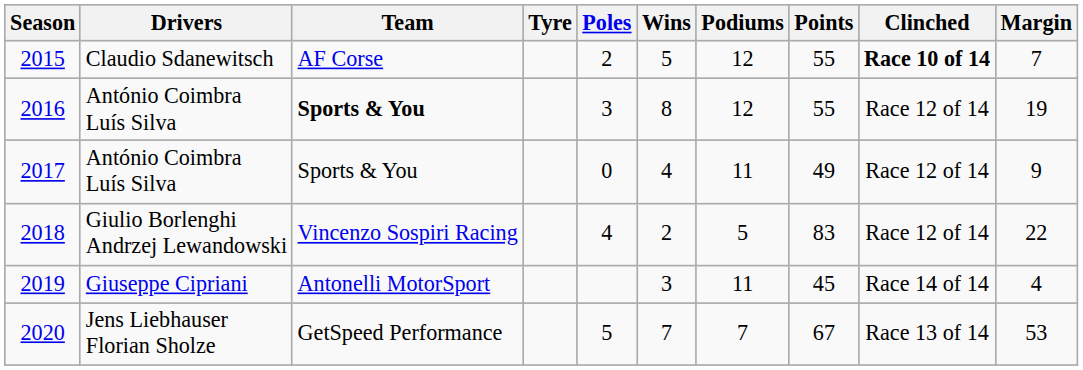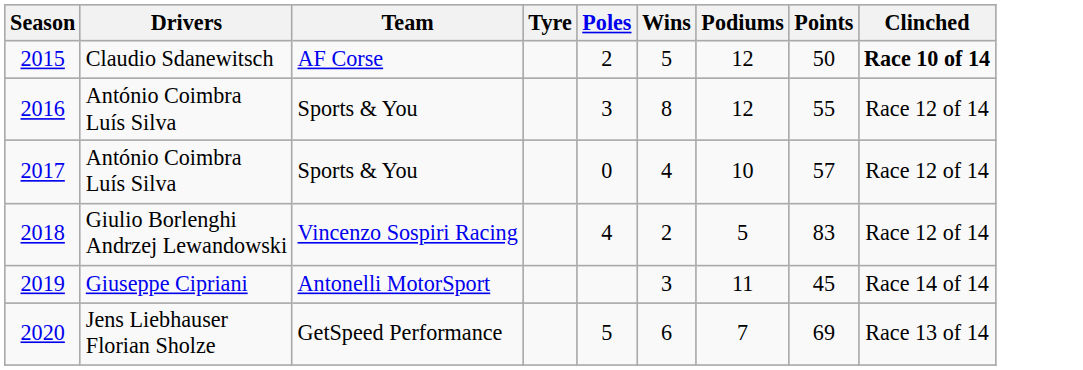- column: (1036, 22)
(824, 58) 55 -> (824, 58) 50
(361, 108) bold -> (358, 108) normal
(743, 171) 11 -> (743, 171) 10
(824, 171) 49 -> (824, 171) 57
(666, 333) 7 -> (666, 333) 6
(824, 333) 67 -> (824, 333) 69
